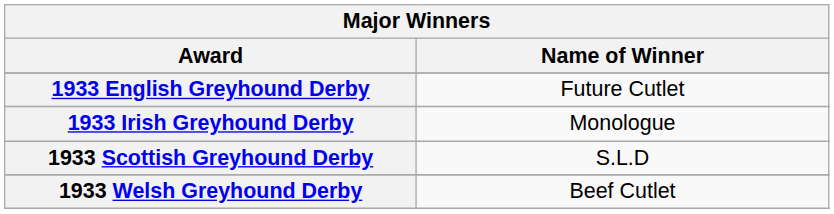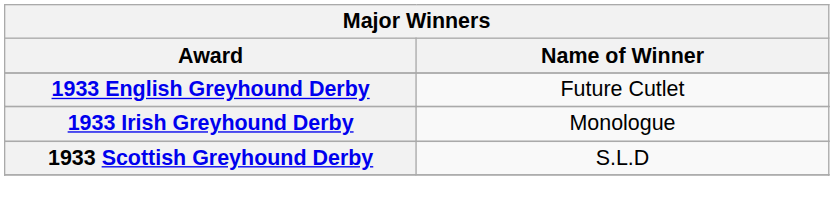- row: (211, 191)
